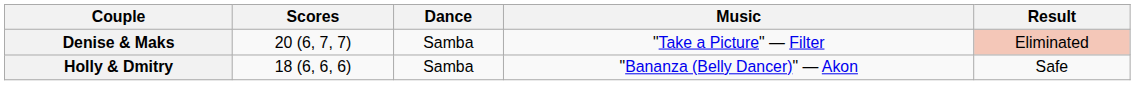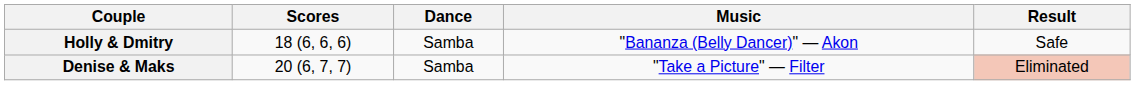rows swapped: (119, 67) <-> (119, 42)
